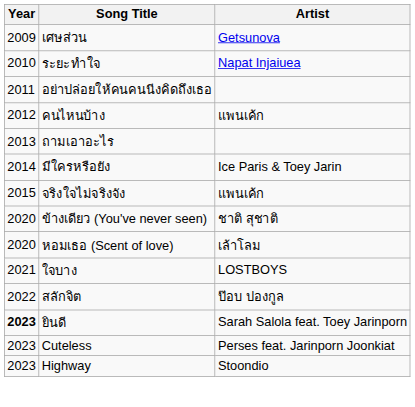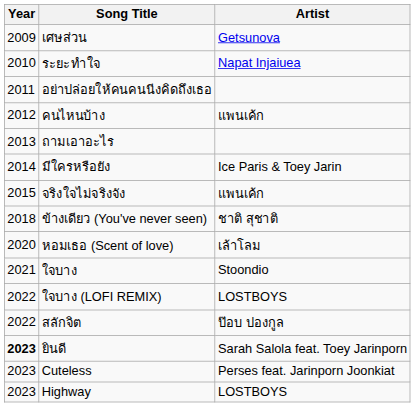(22, 219) 2020 -> (22, 219) 2018
(253, 270) LOSTBOYS -> (243, 270) Stoondio
+ row: (102, 297)
(243, 366) Stoondio -> (253, 391) LOSTBOYS
